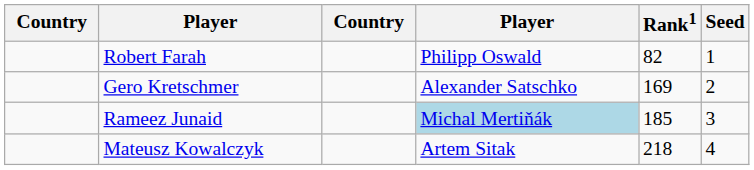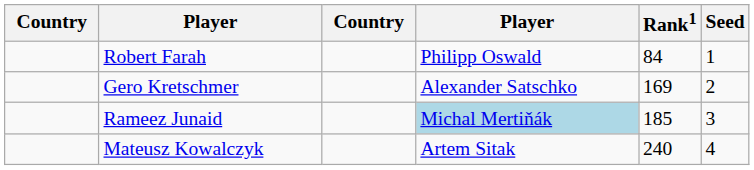(653, 56) 82 -> (653, 56) 84
(658, 149) 218 -> (658, 149) 240
